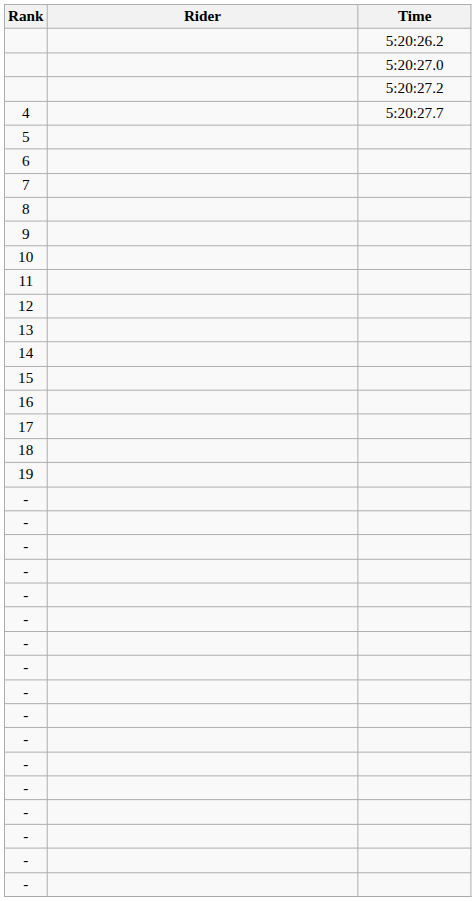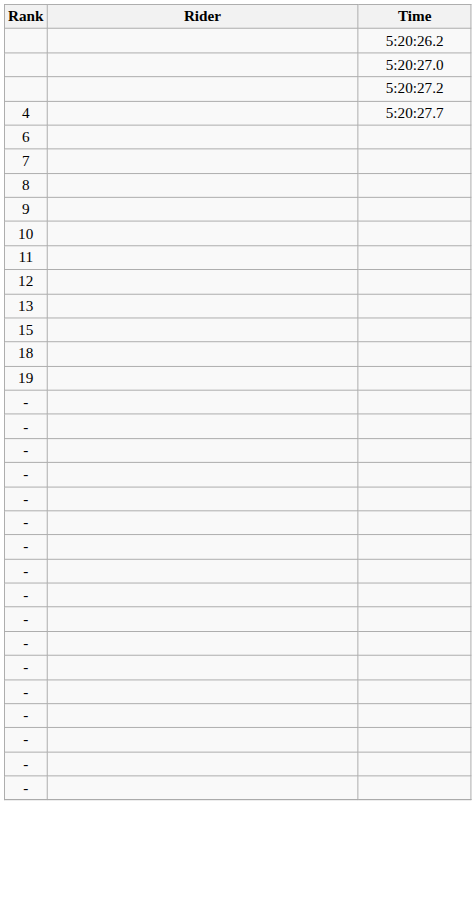- row: (26, 137)
- row: (26, 354)
- row: (26, 402)
- row: (26, 426)
